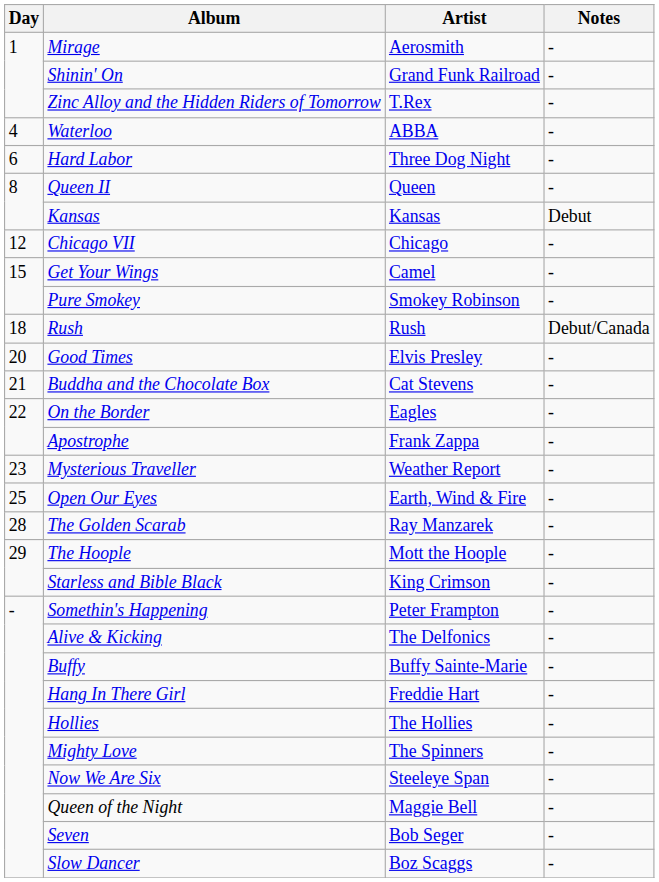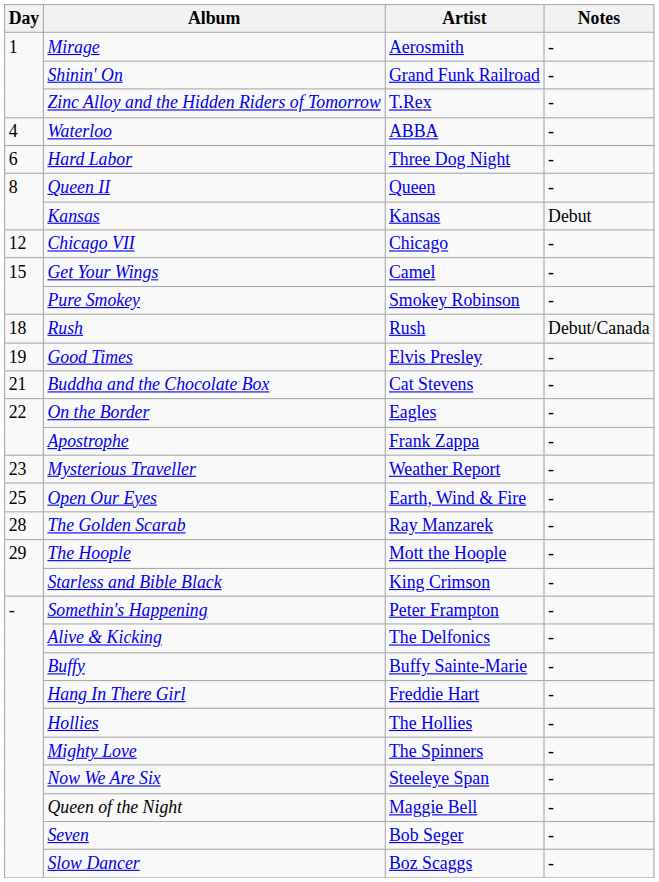(18, 356) 20 -> (18, 356) 19
